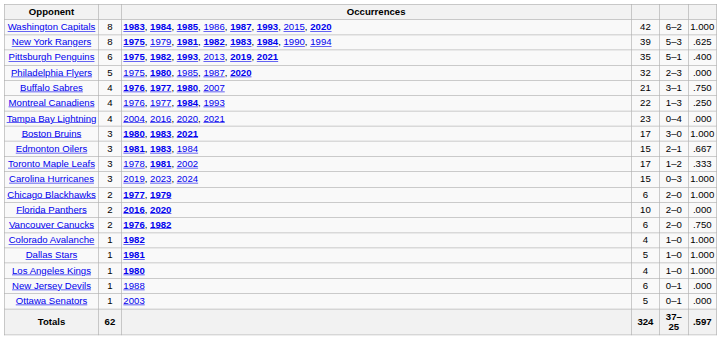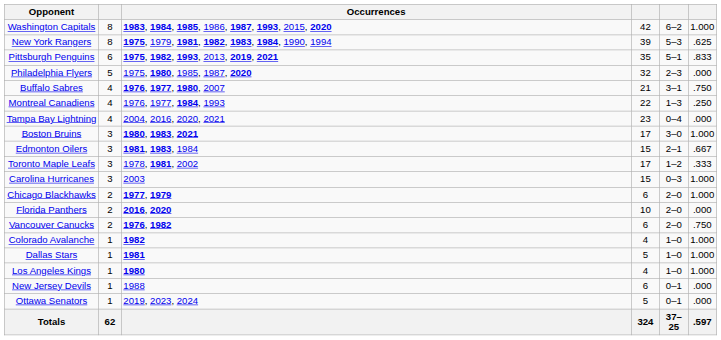(702, 57) .400 -> (702, 57) .833
(161, 179) 2019, 2023, 2024 -> (134, 179) 2003
(134, 301) 2003 -> (161, 301) 2019, 2023, 2024
